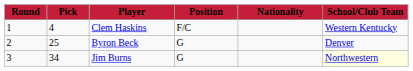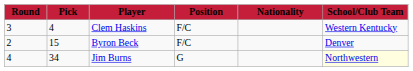(9, 27) 1 -> (9, 27) 3
(54, 43) 25 -> (54, 43) 15
(180, 43) G -> (184, 43) F/C
(9, 58) 3 -> (9, 58) 4
